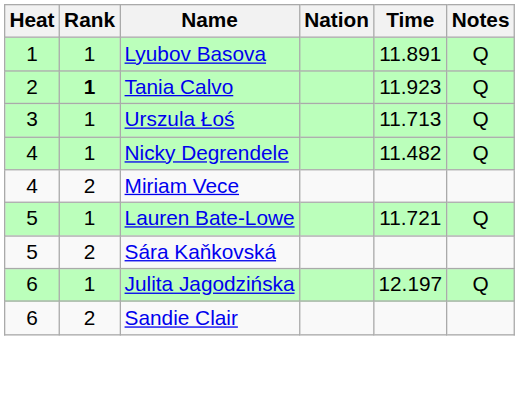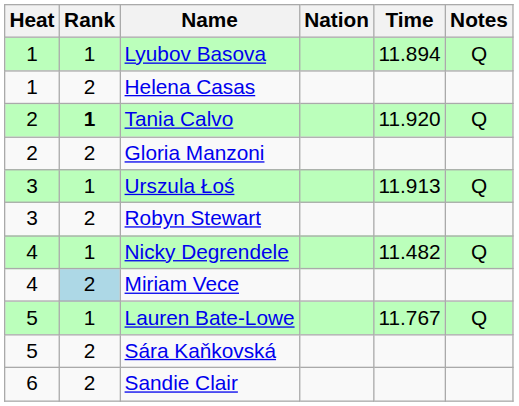(410, 53) 11.891 -> (409, 53) 11.894
+ row: (190, 86)
(410, 86) 11.923 -> (409, 119) 11.920
+ row: (195, 152)
(410, 119) 11.713 -> (409, 185) 11.913
+ row: (193, 218)
(90, 185) no background -> (90, 284) lightblue background
(410, 218) 11.721 -> (409, 317) 11.767
- row: (210, 284)
